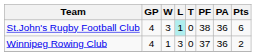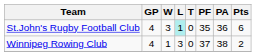(205, 28) 38 -> (205, 28) 35
(222, 43) 36 -> (222, 43) 38
